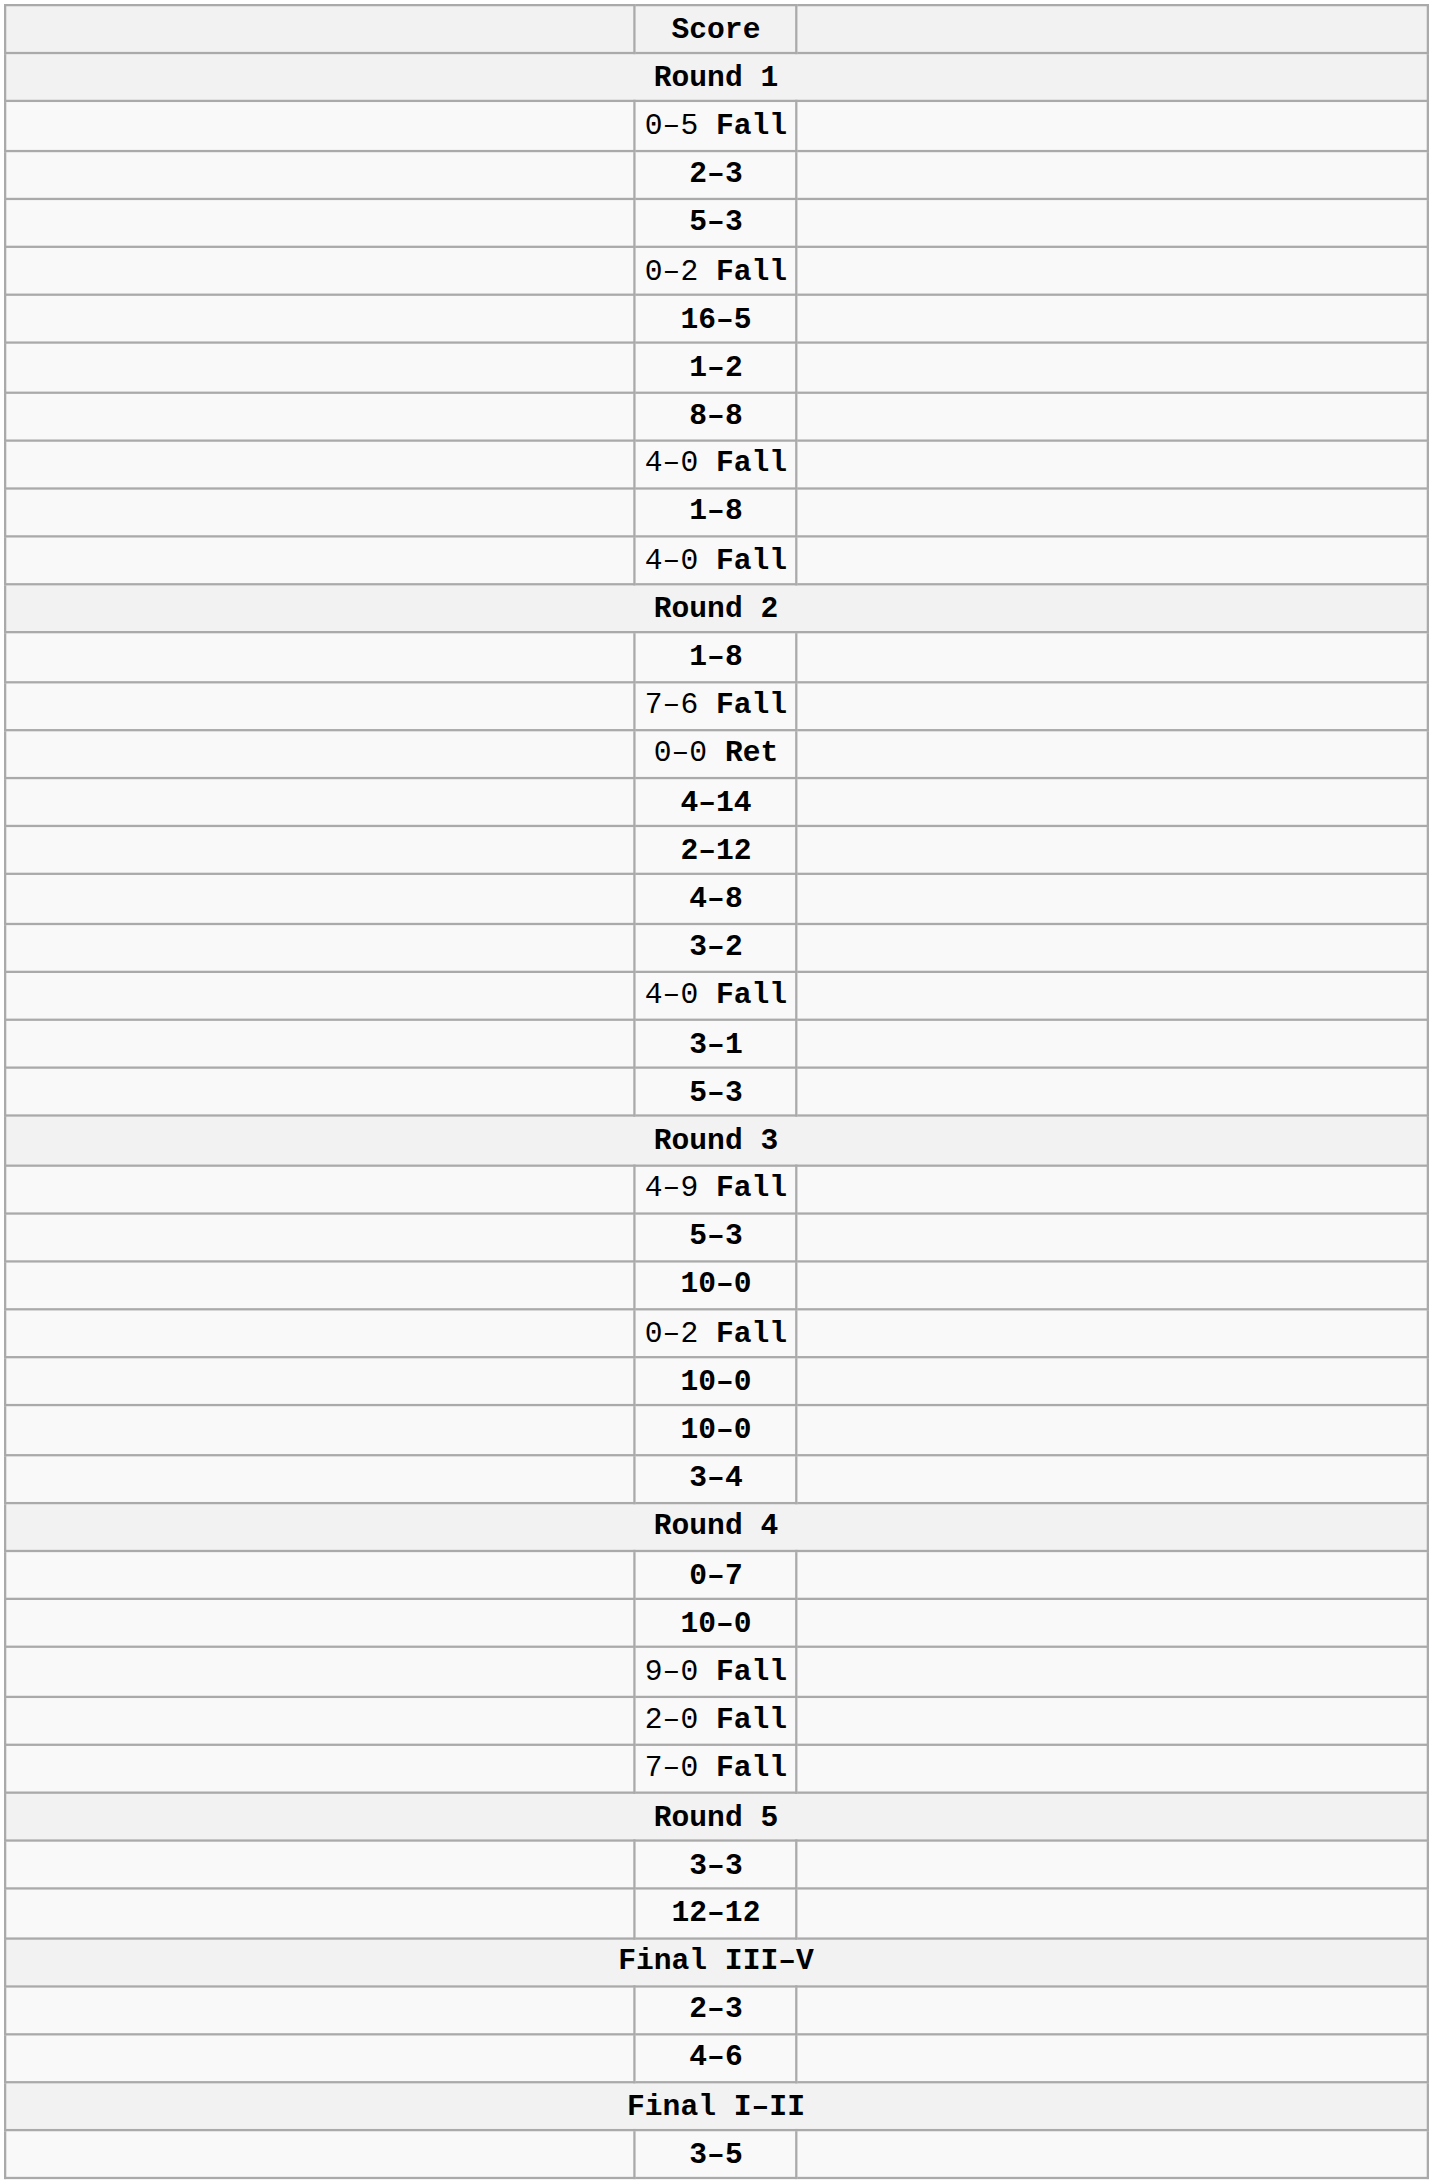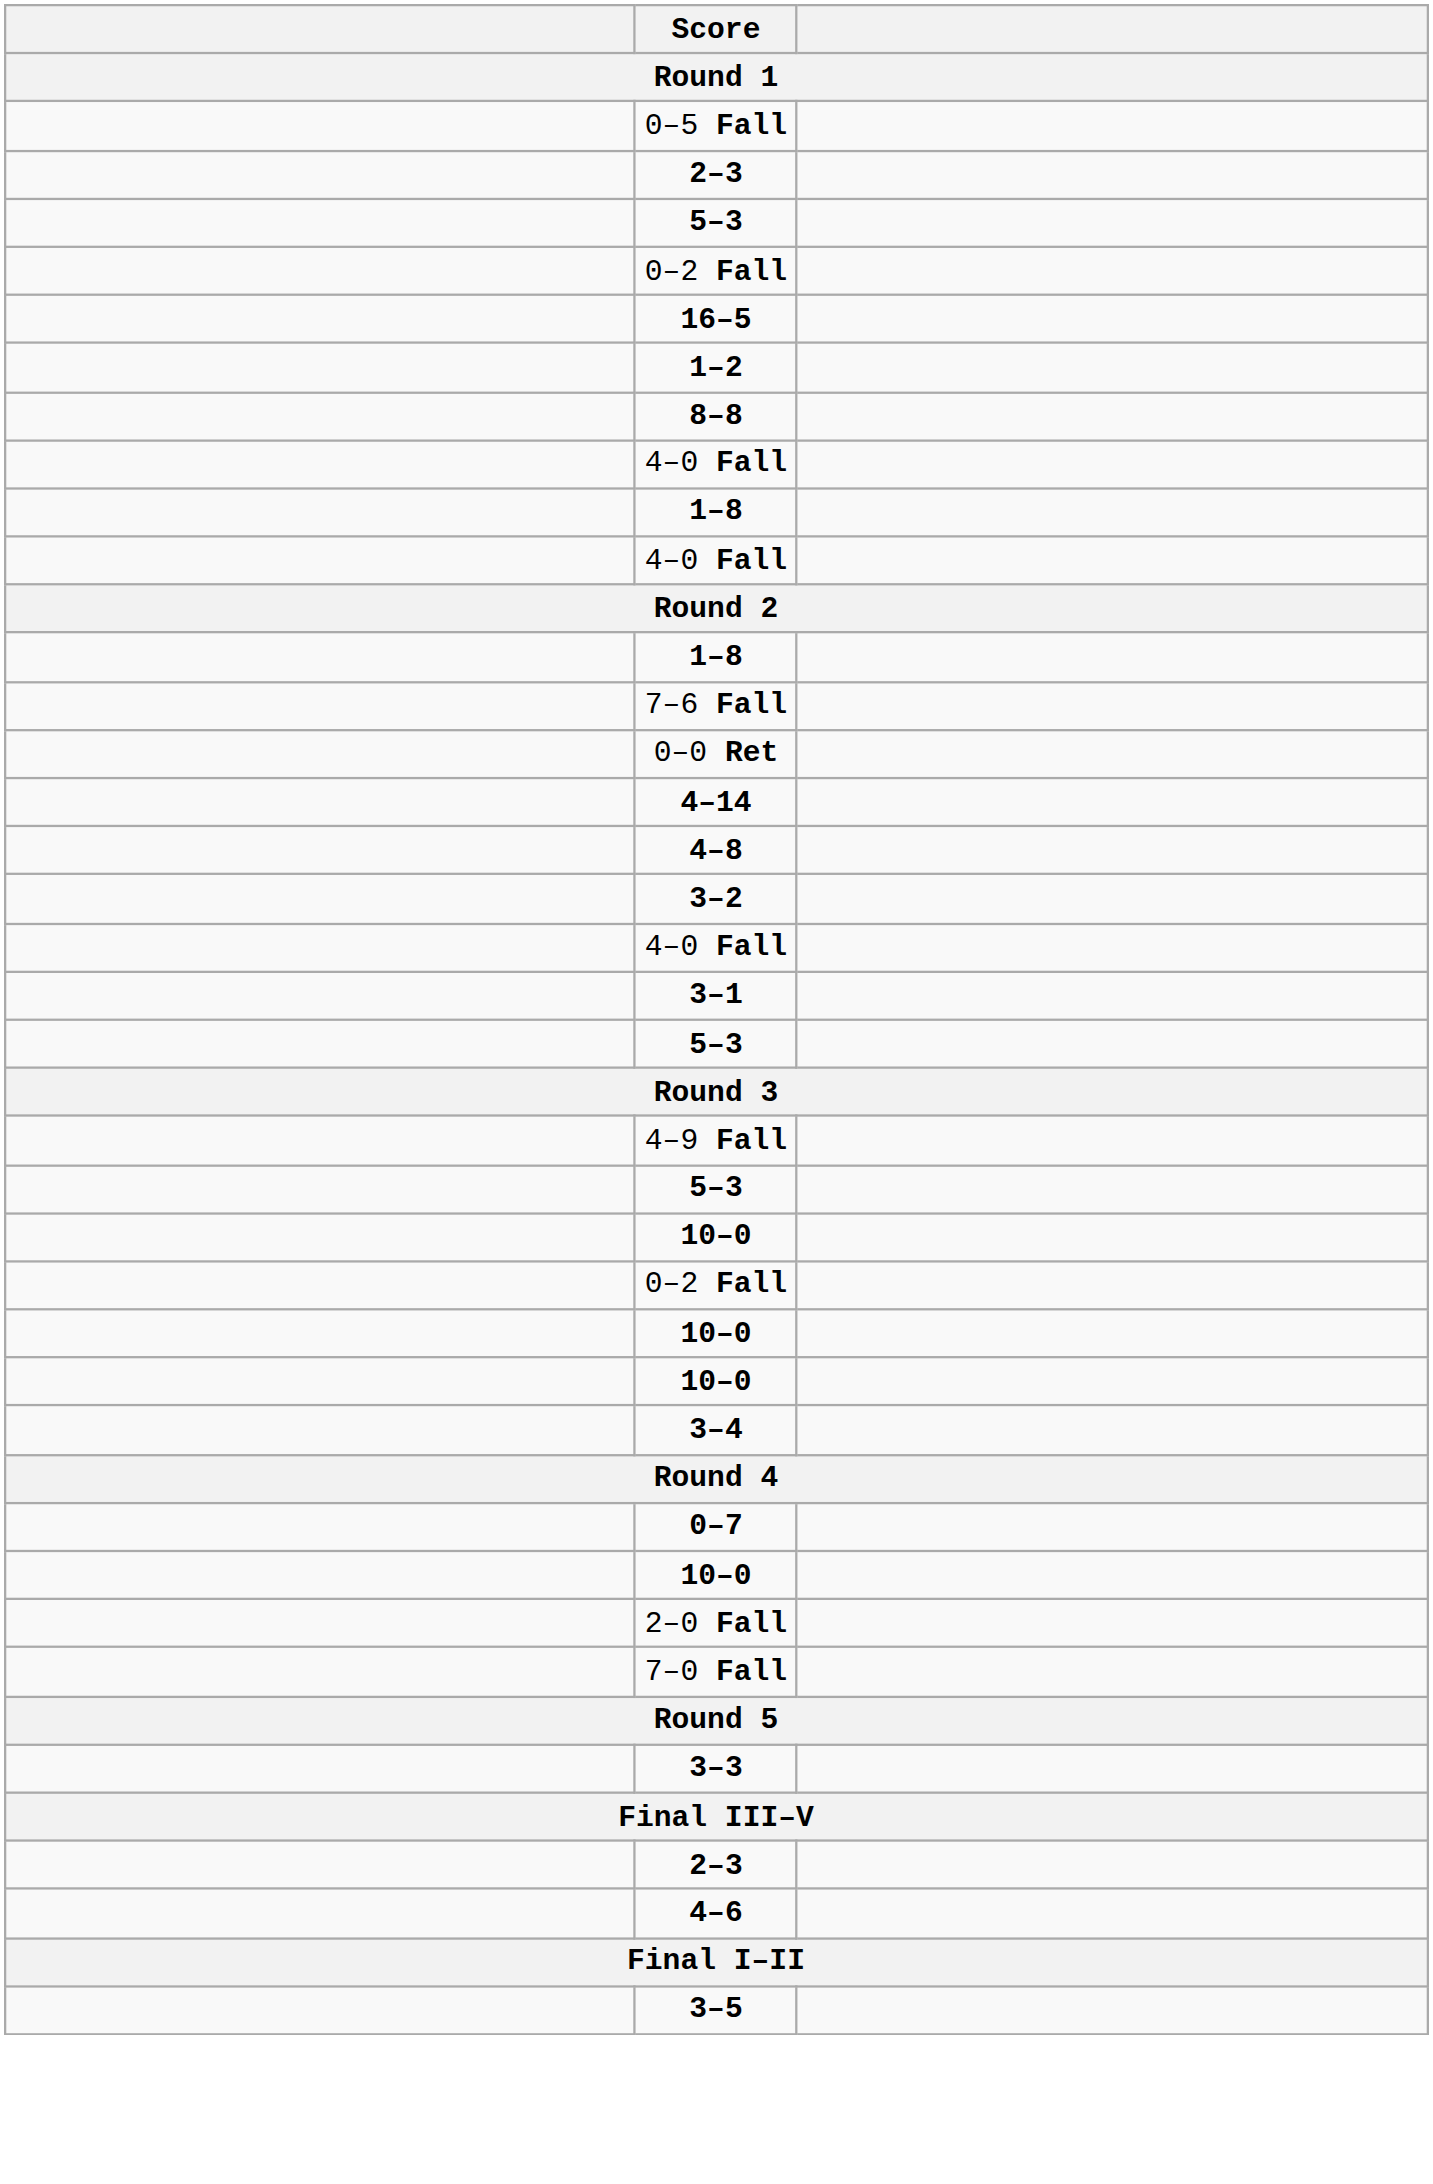- row: (320, 851)
- row: (320, 1672)
- row: (320, 1913)
